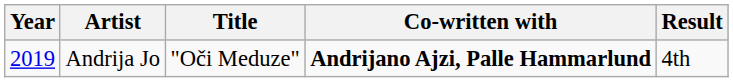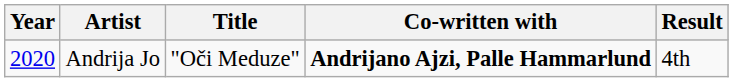(32, 58) 2019 -> (32, 58) 2020
